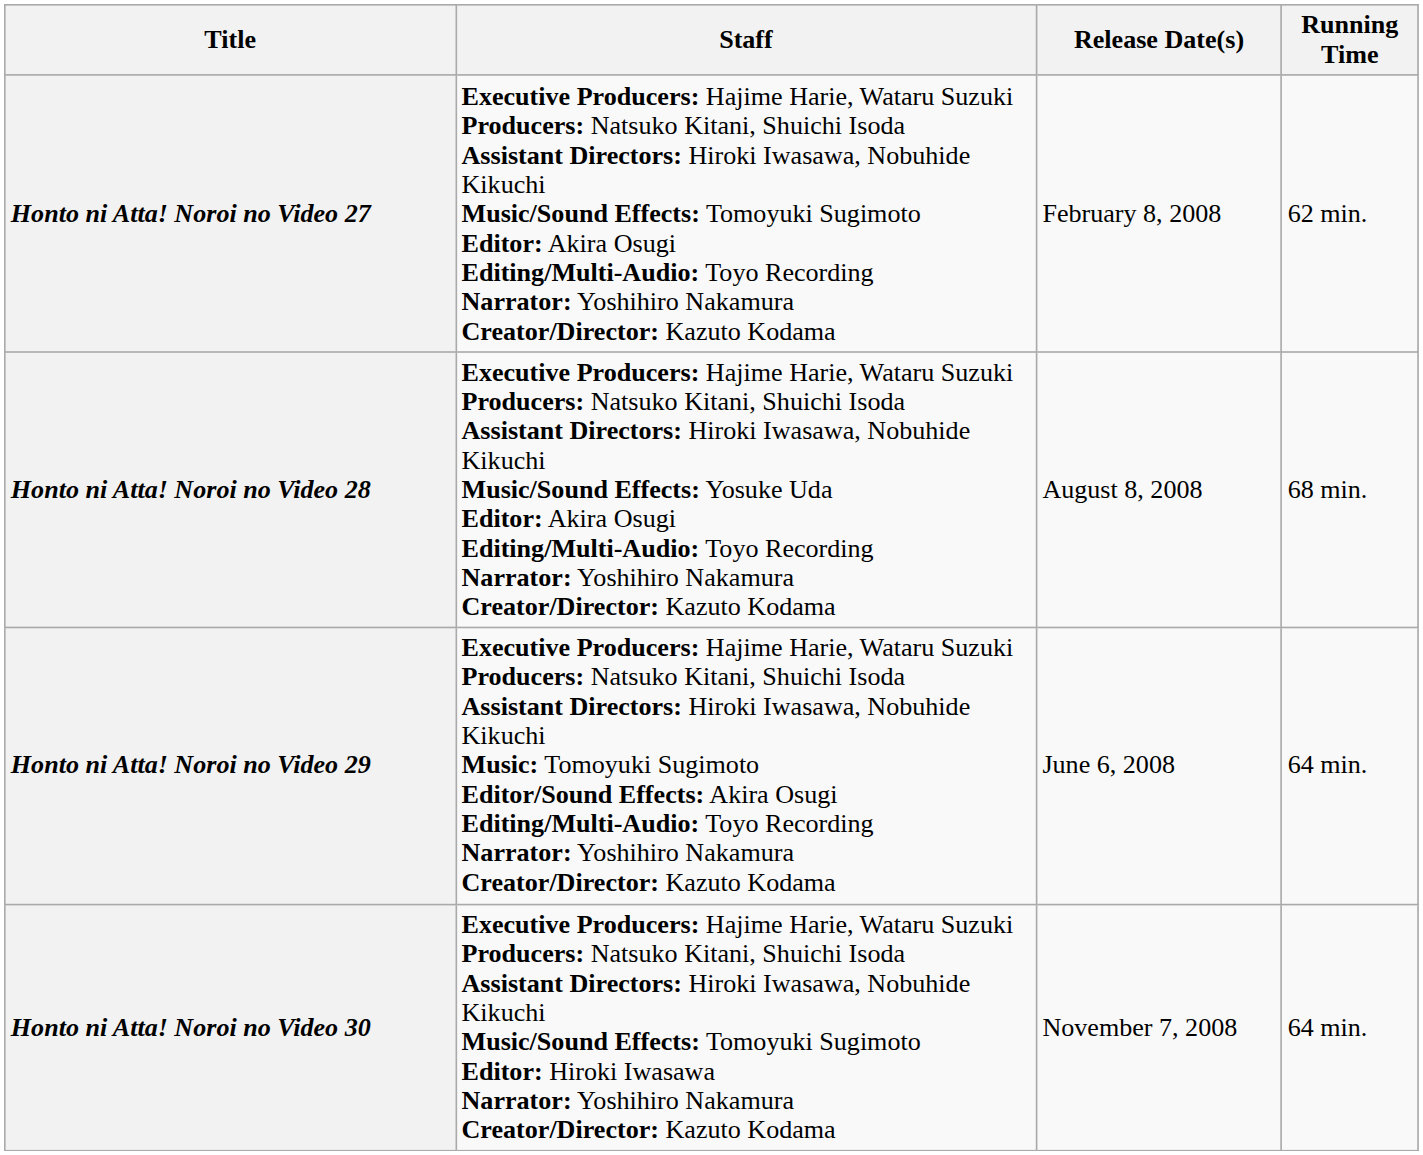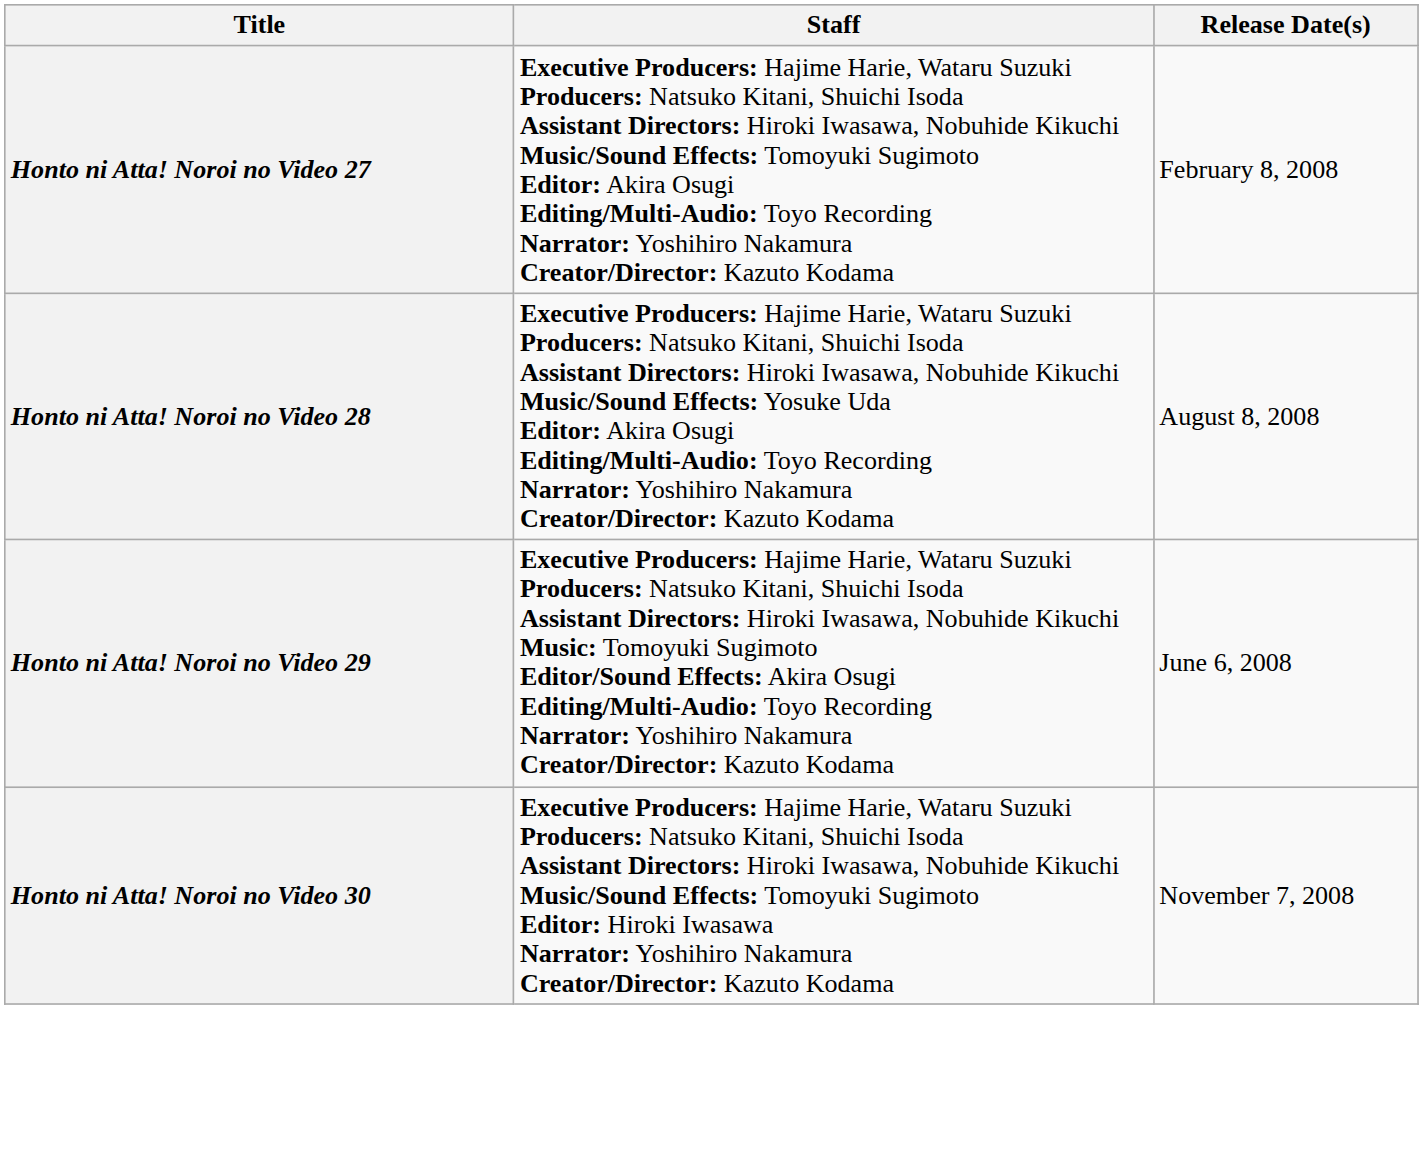- column: (1350, 39)
